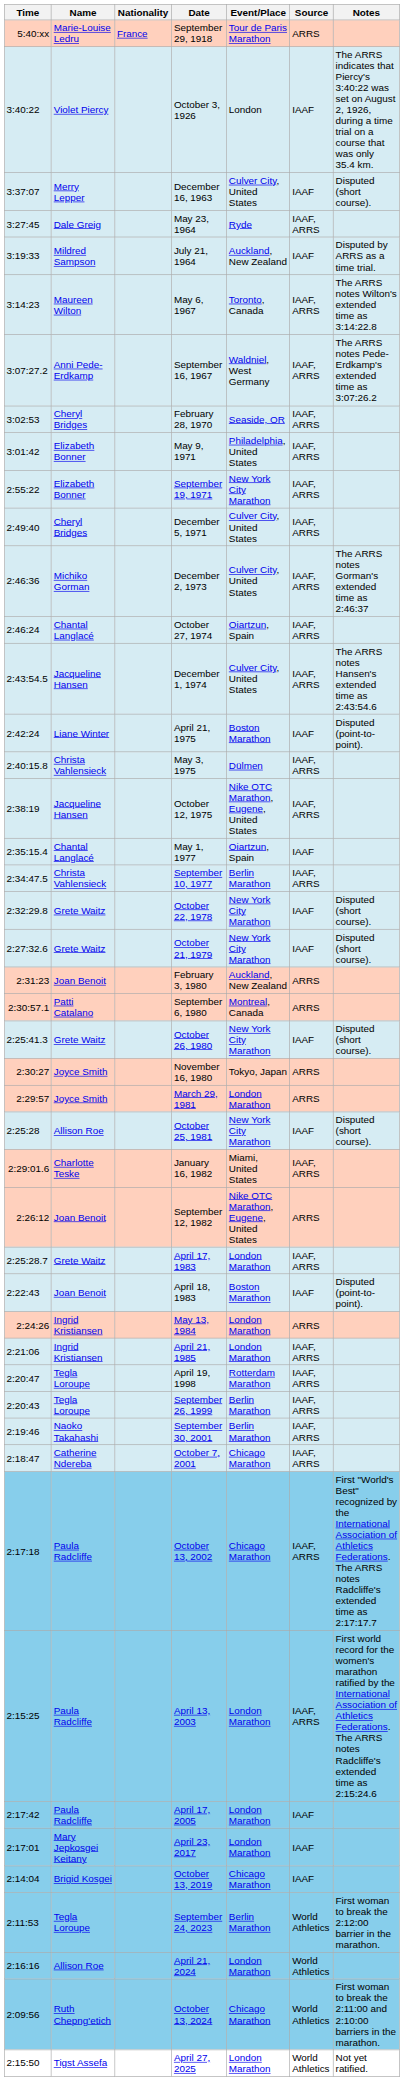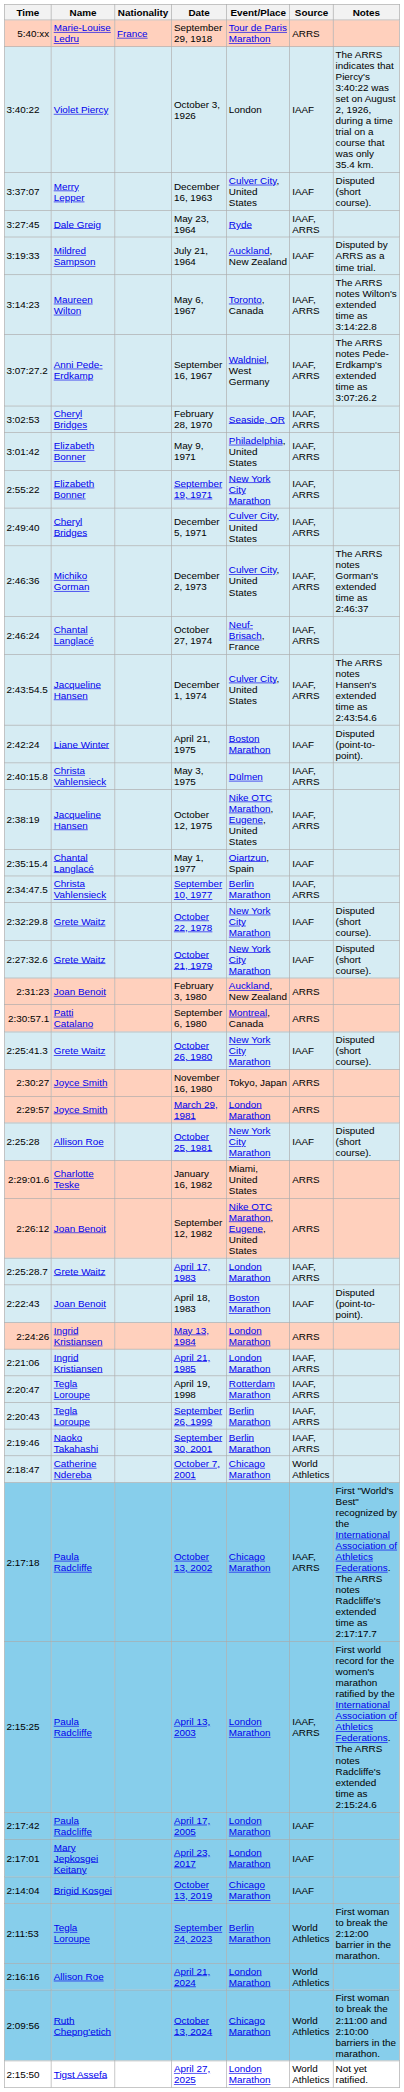(249, 630) Oiartzun, Spain -> (247, 636) Neuf-Brisach, France
(306, 1169) IAAF, ARRS -> (306, 1180) ARRS
(306, 1458) IAAF, ARRS -> (311, 1470) World Athletics
